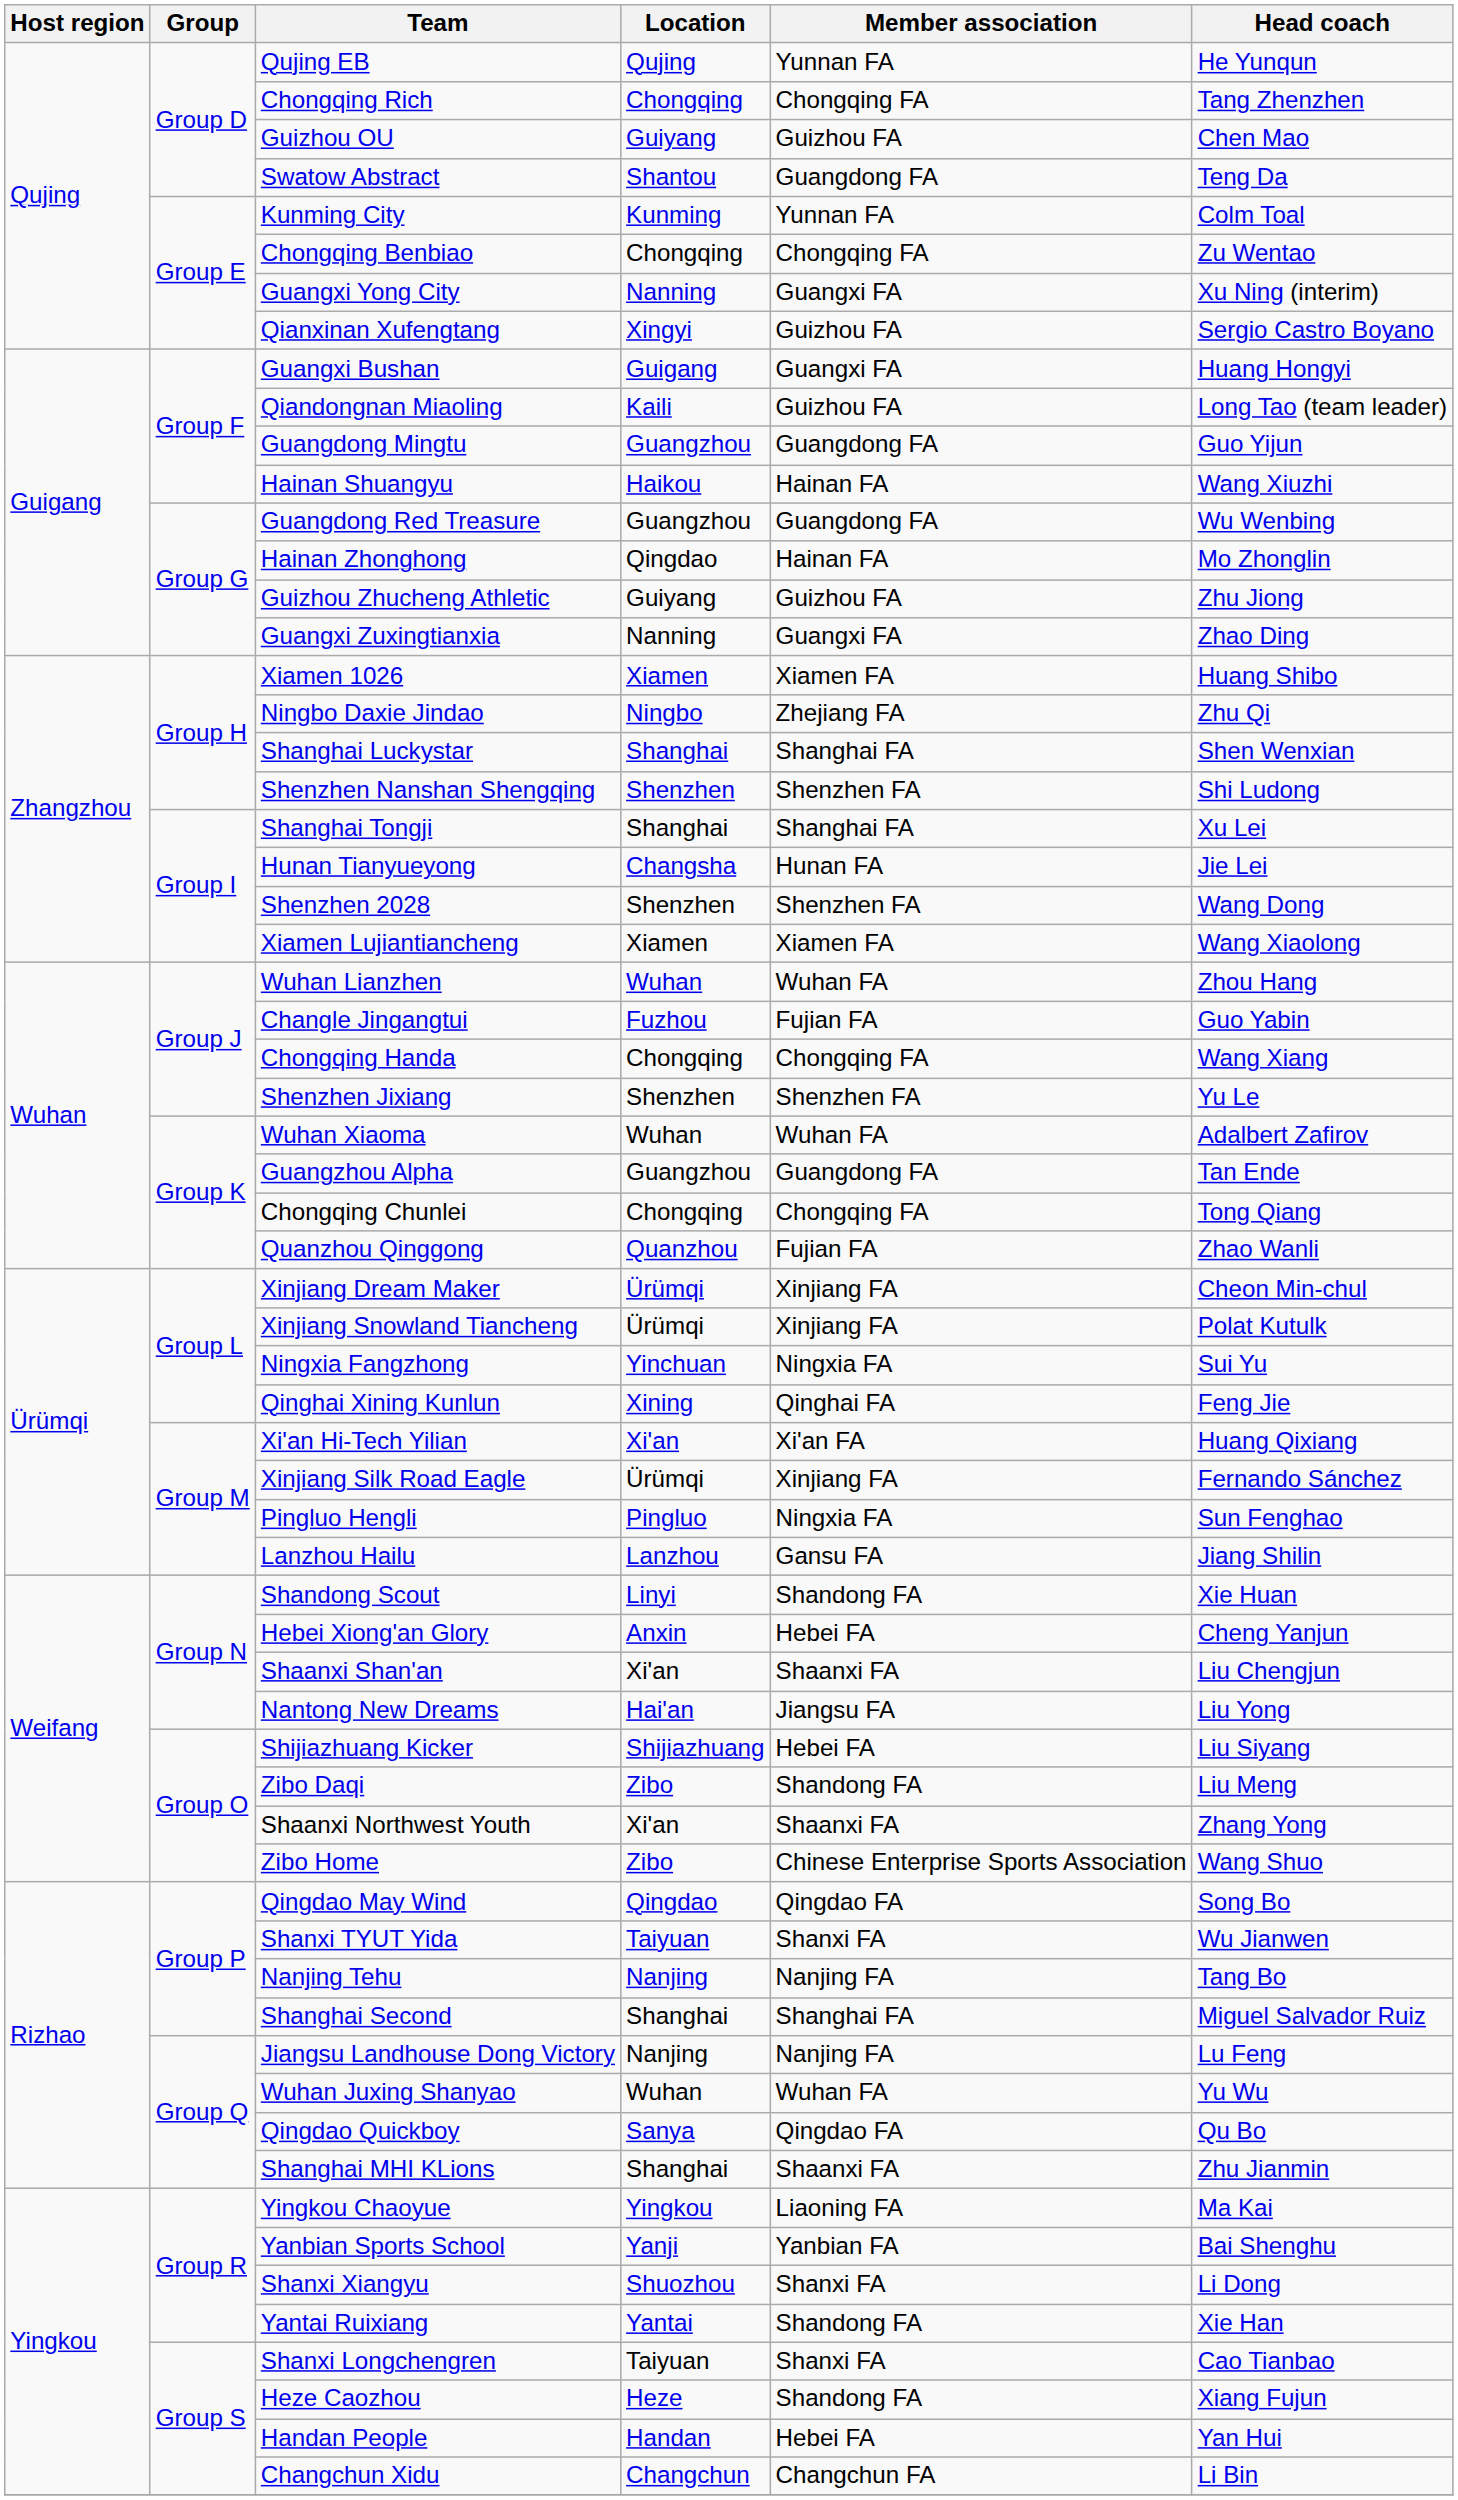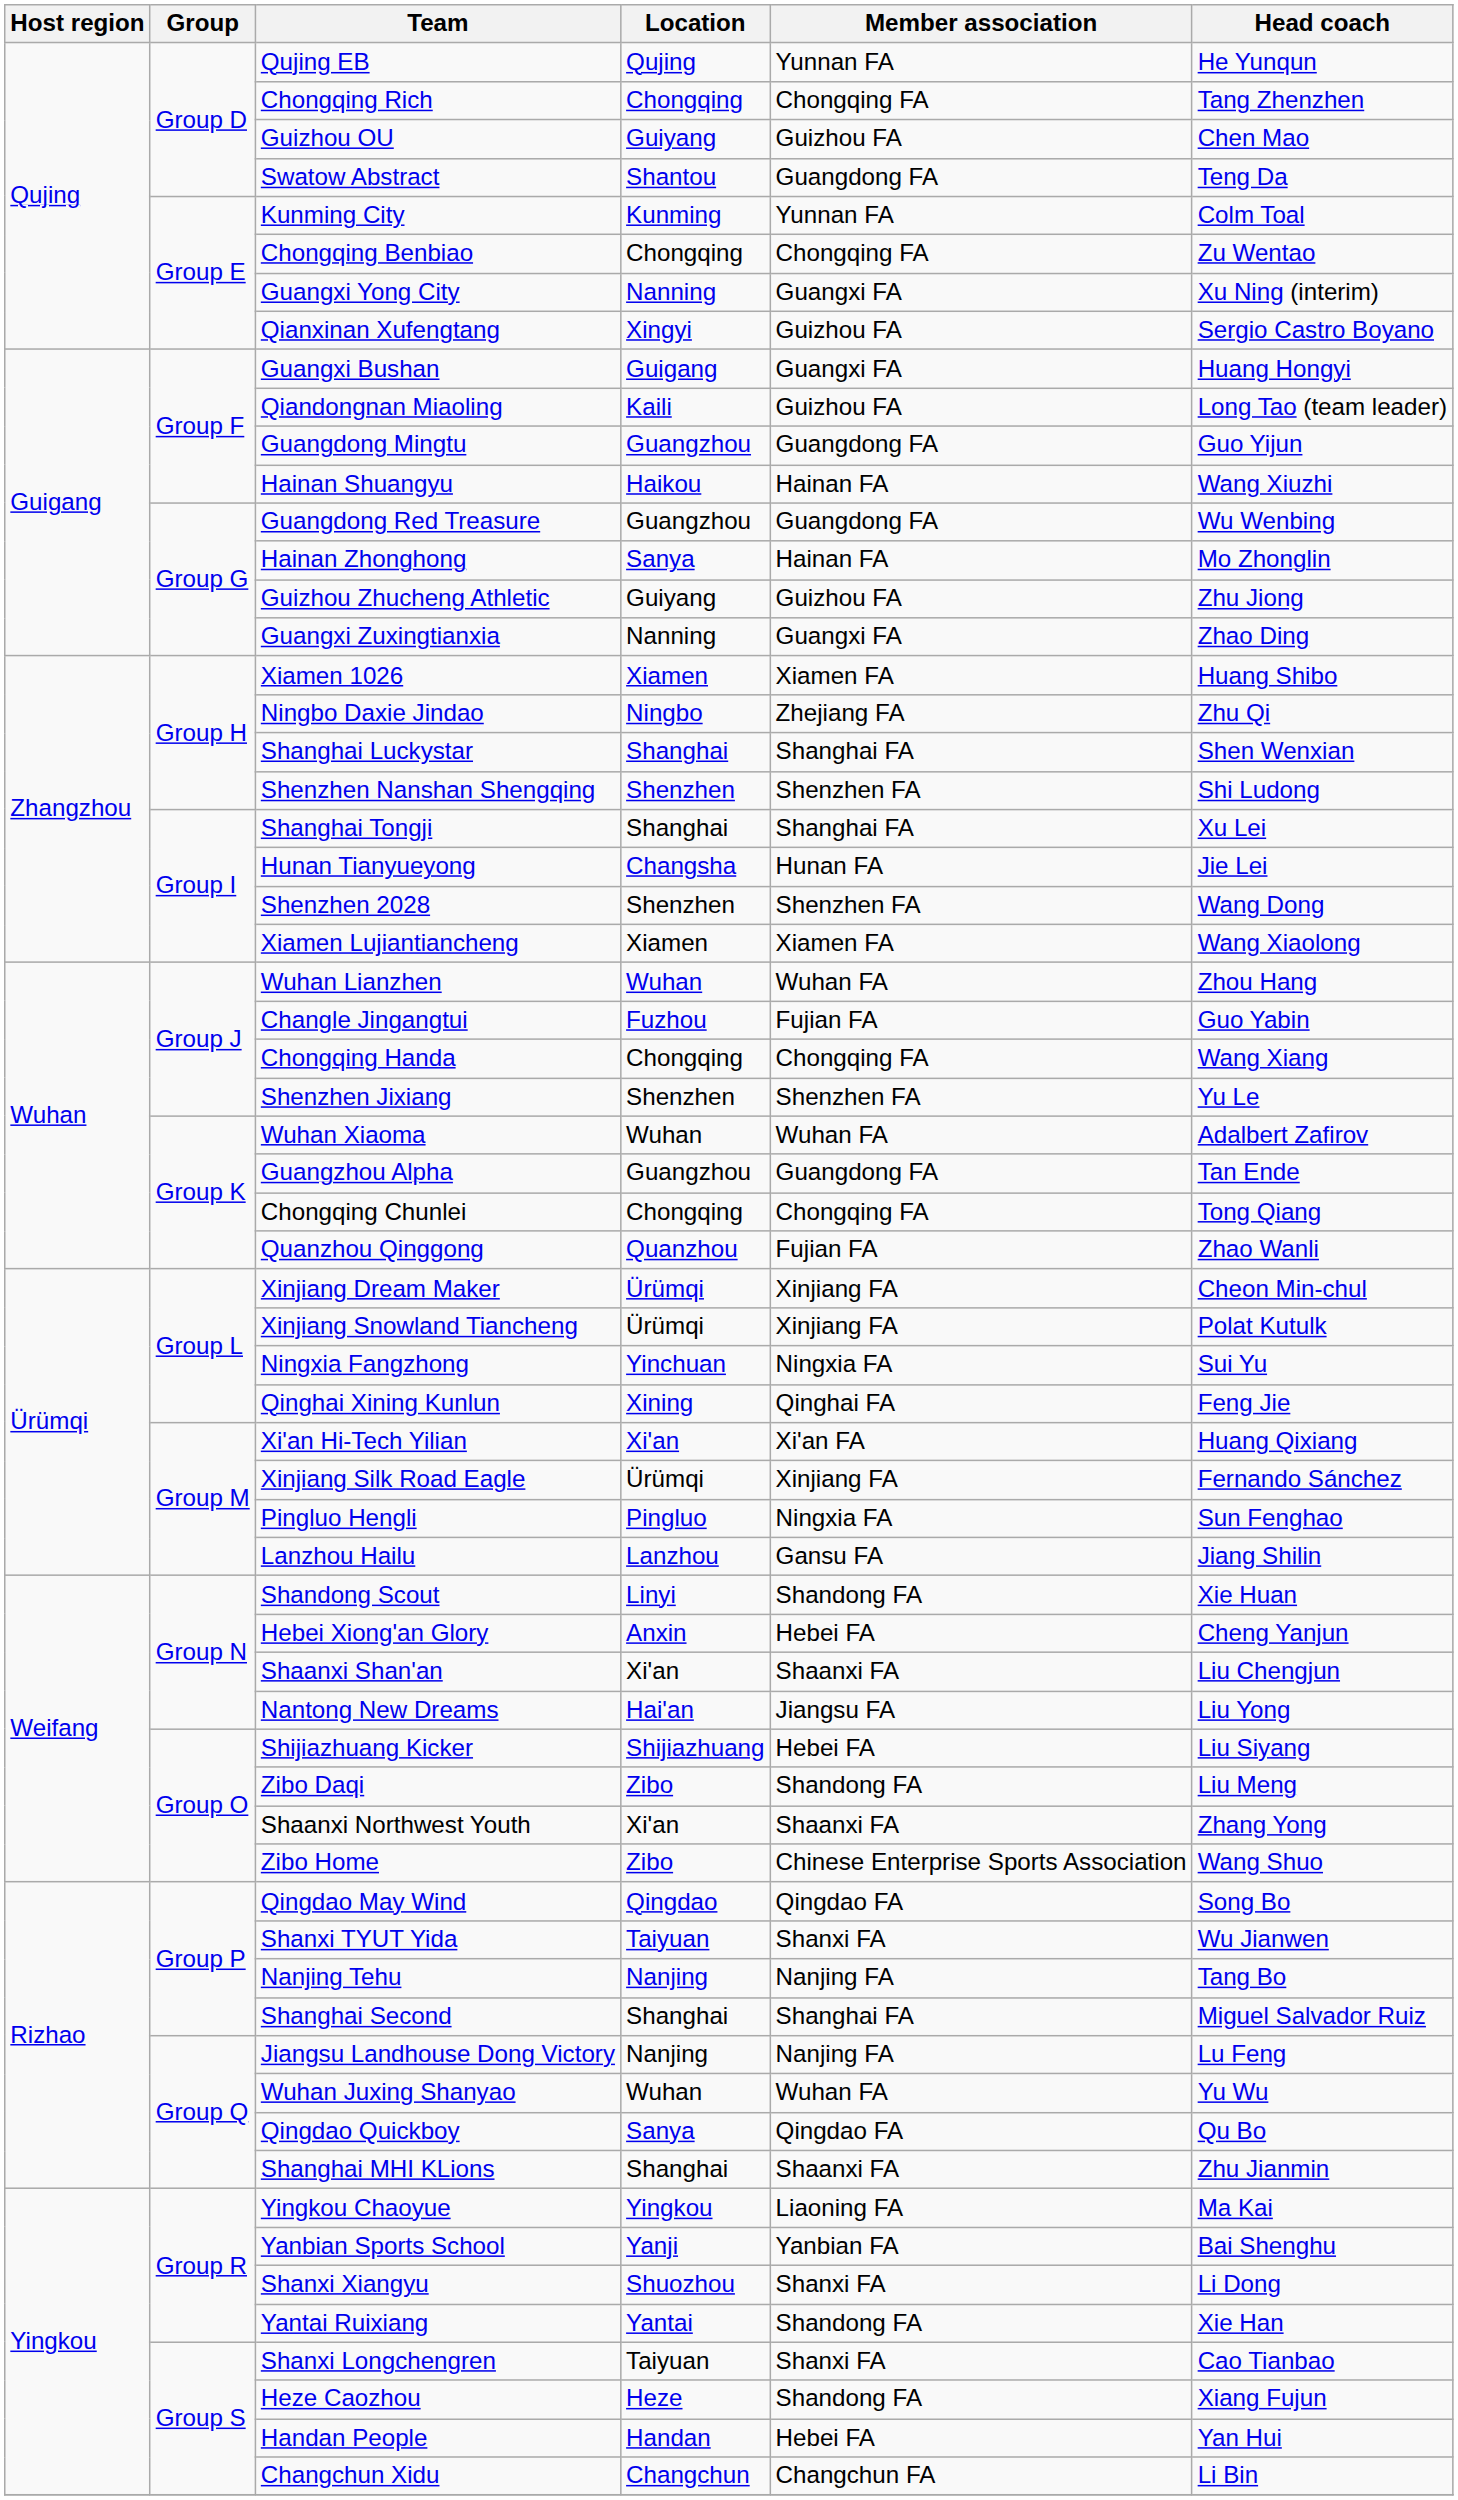(672, 560) Qingdao -> (660, 560) Sanya
